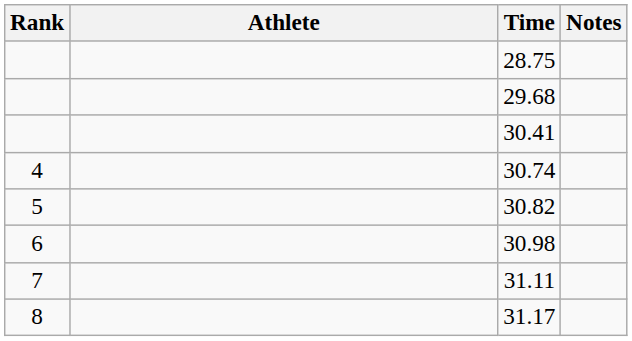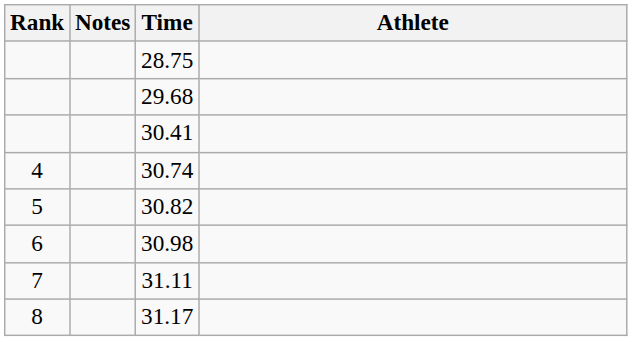columns swapped: (284, 22) <-> (594, 22)
